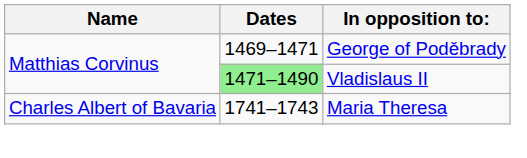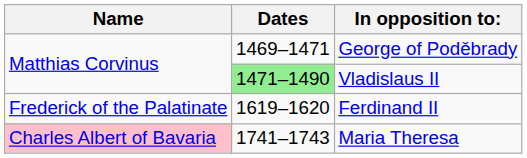+ row: (388, 108)
(112, 108) no background -> (112, 138) pink background
